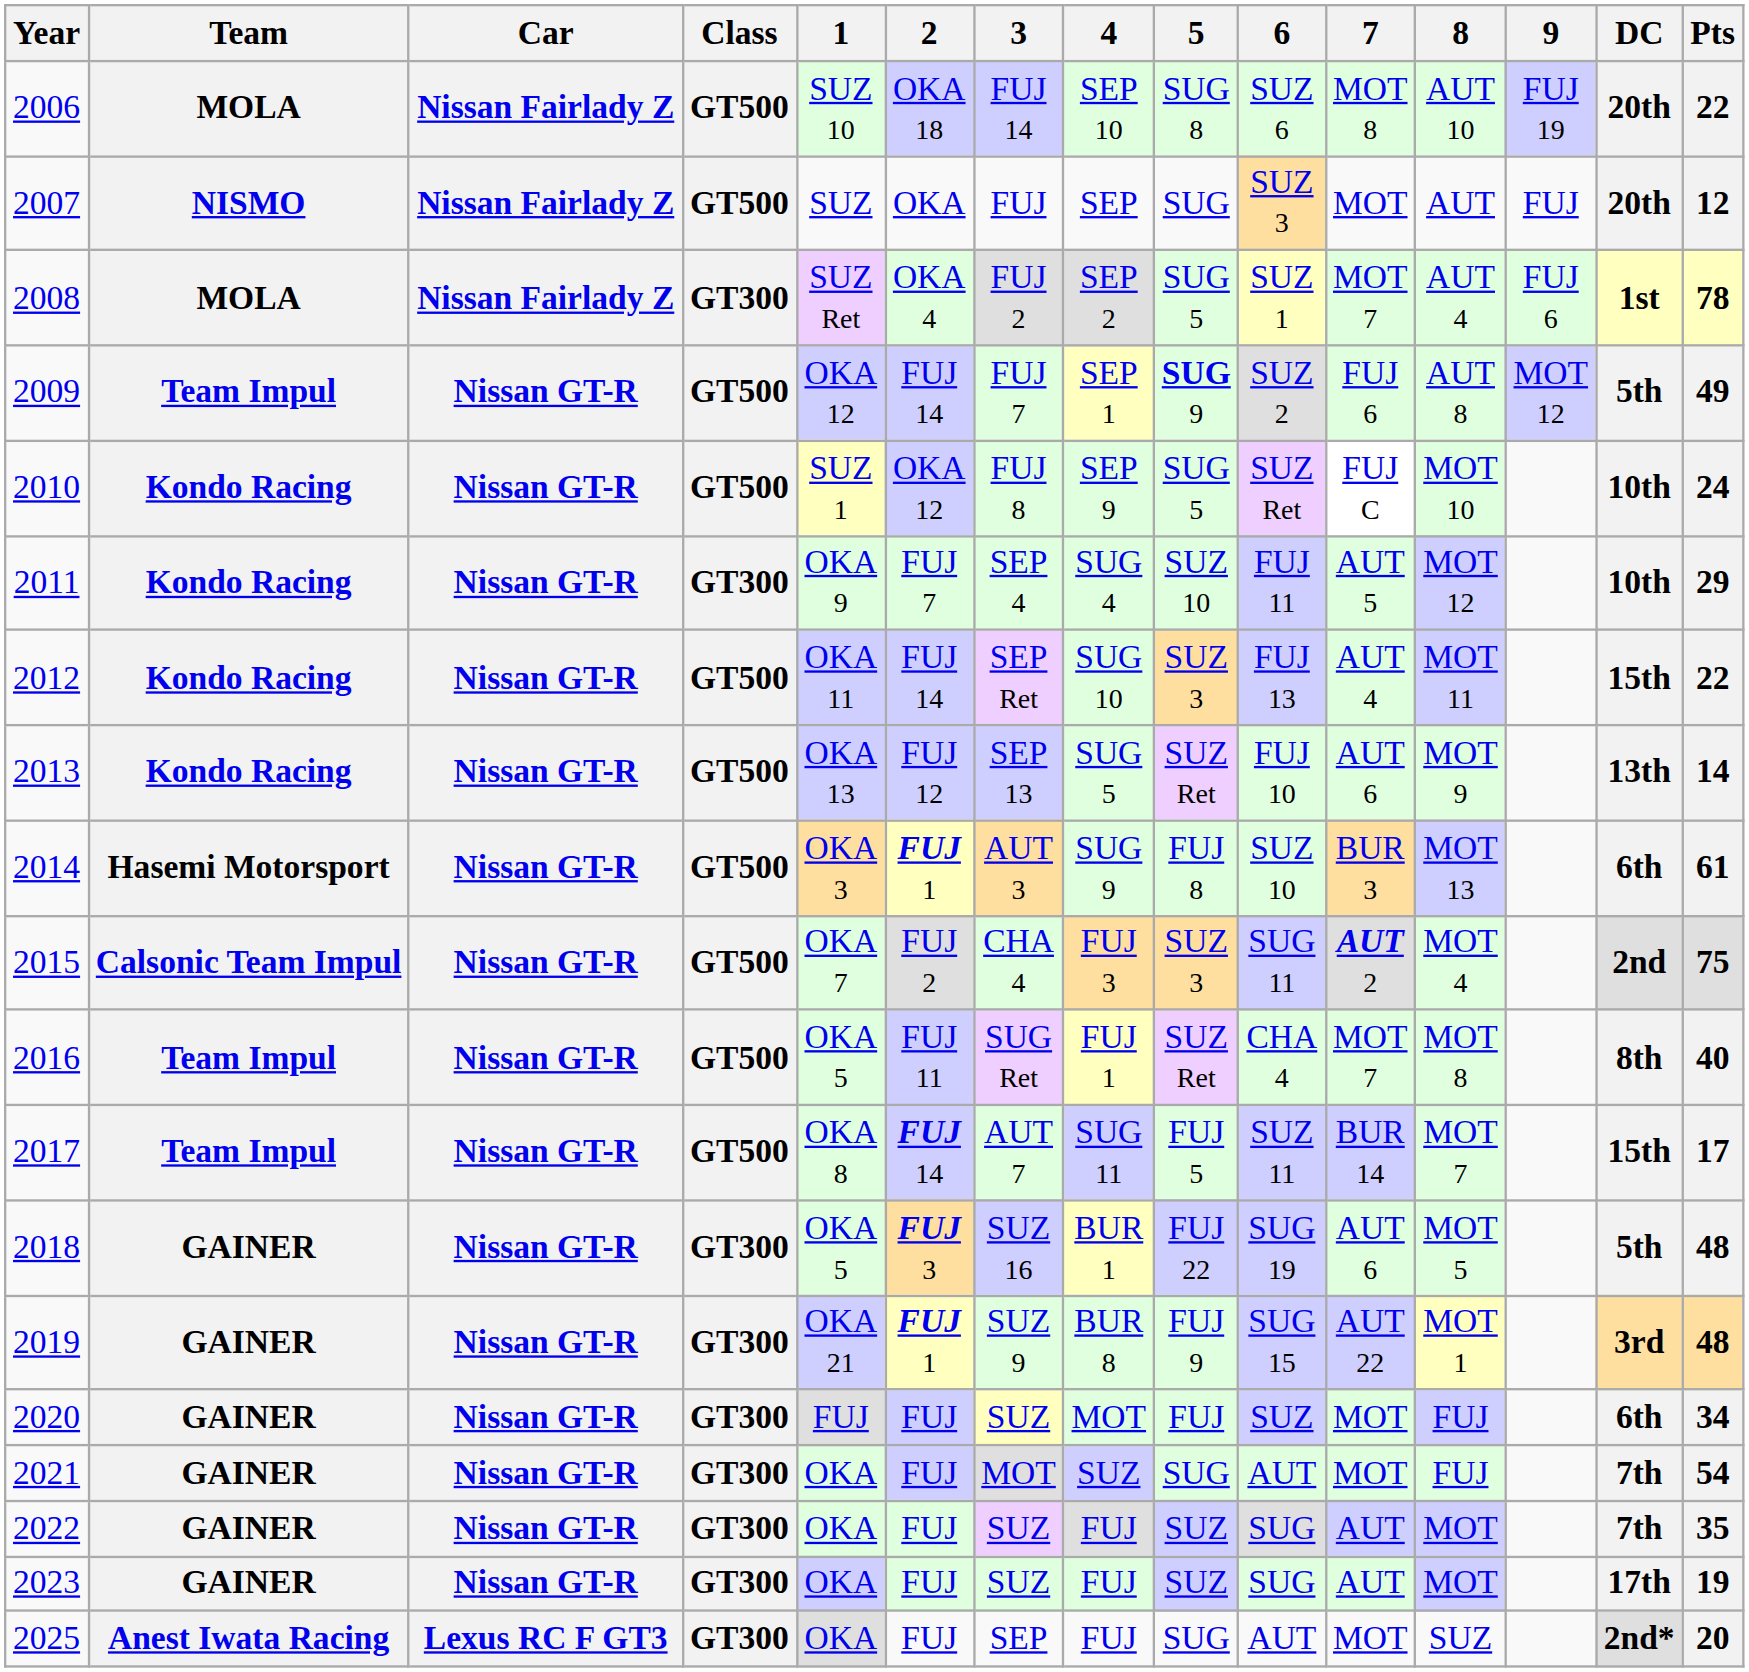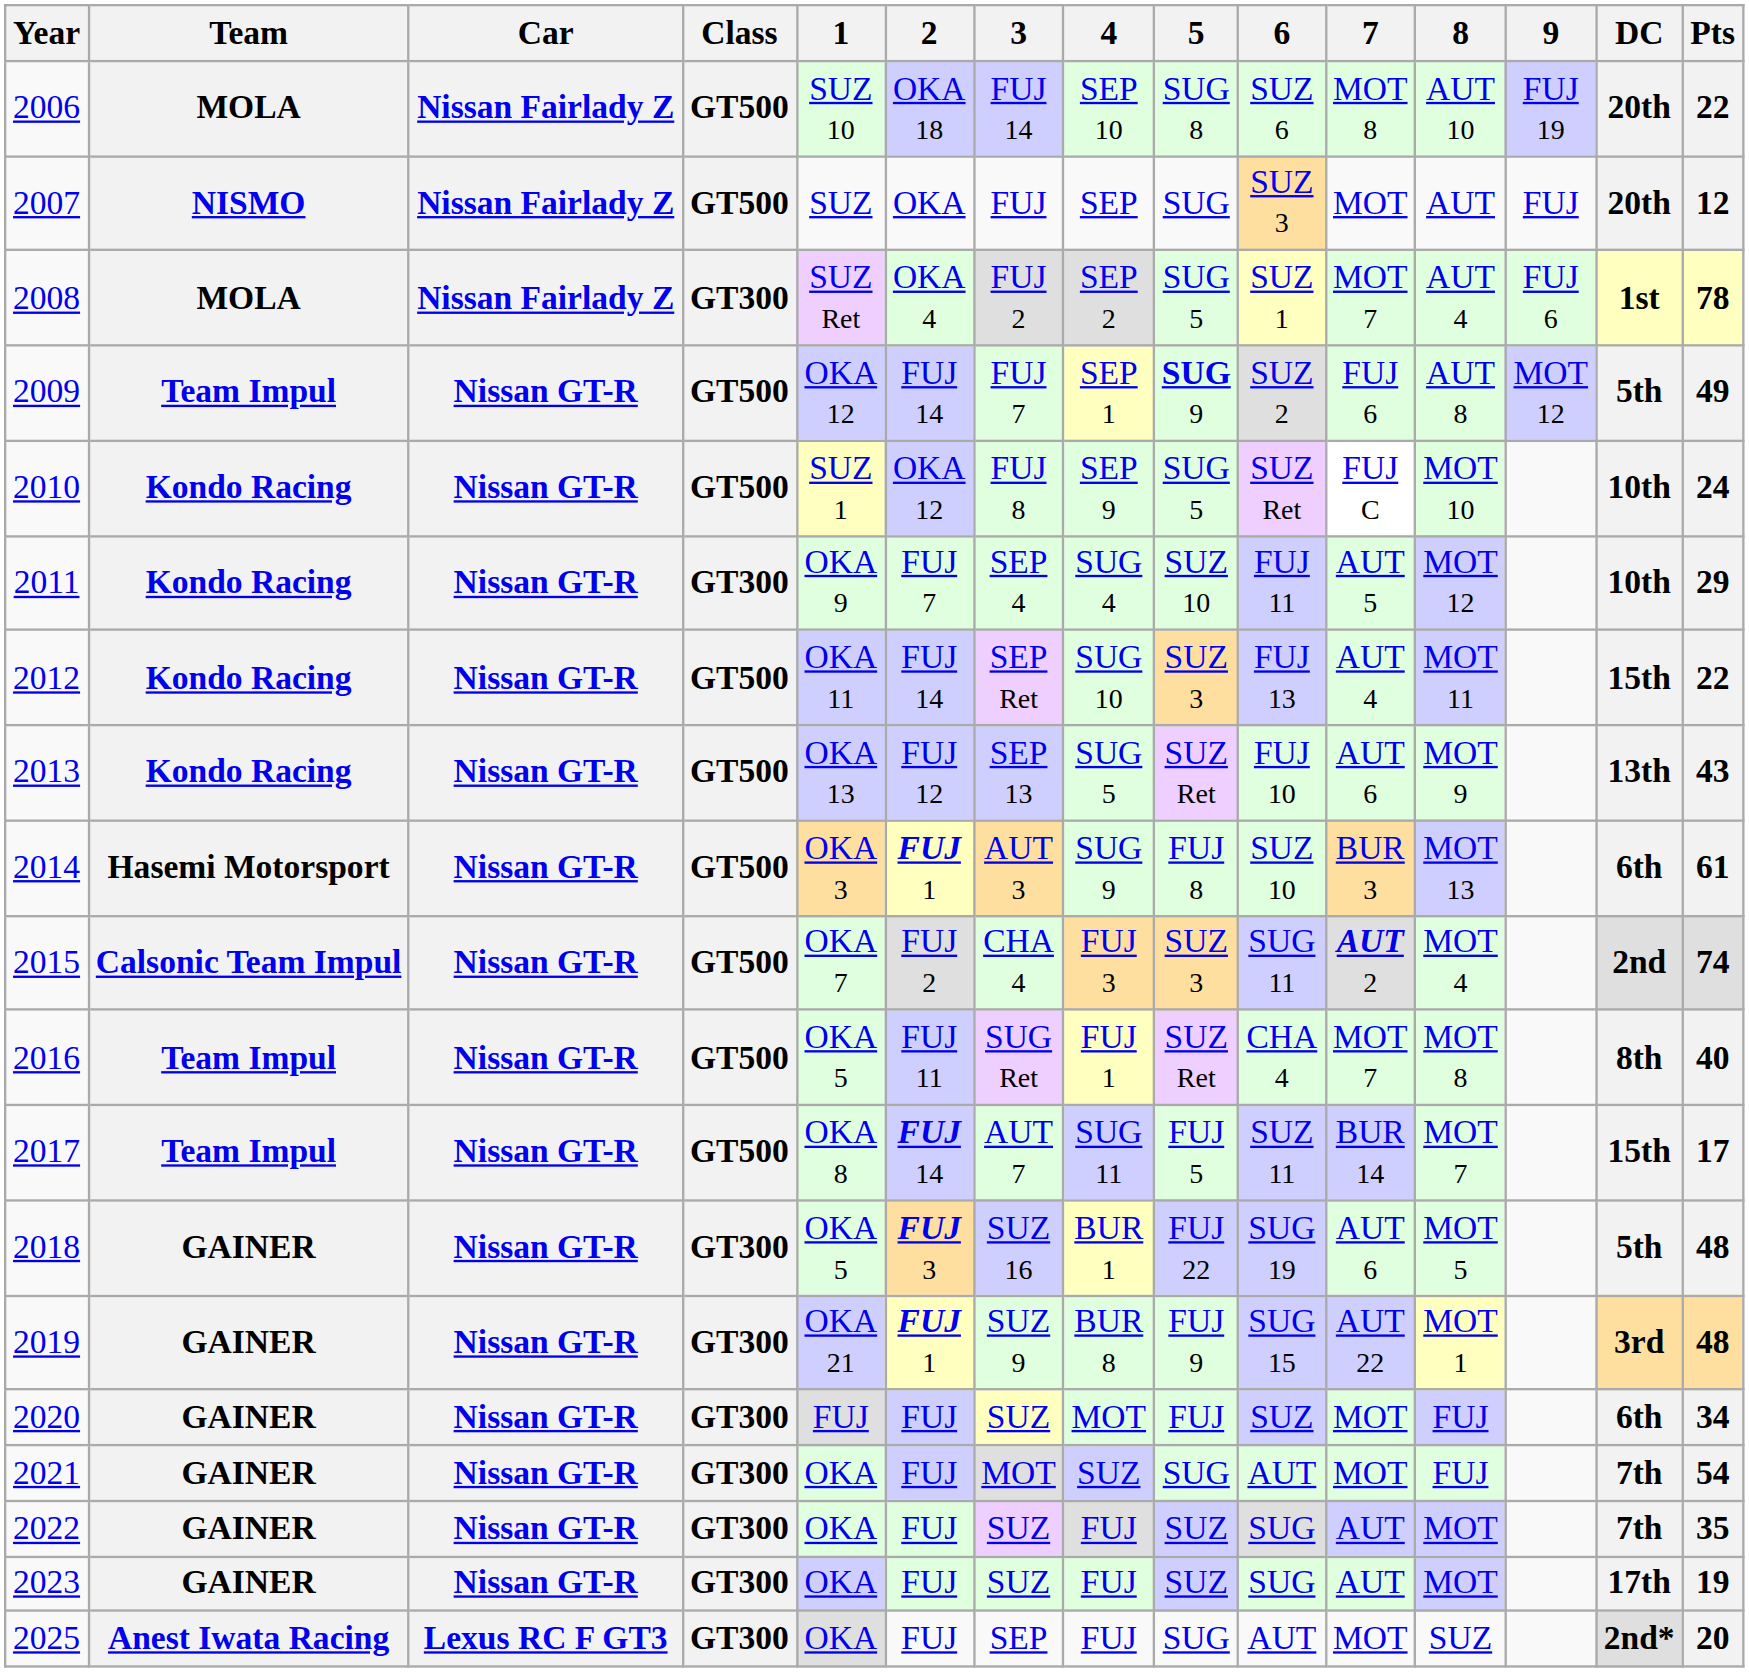(1713, 772) 14 -> (1713, 772) 43
(1713, 962) 75 -> (1713, 962) 74
